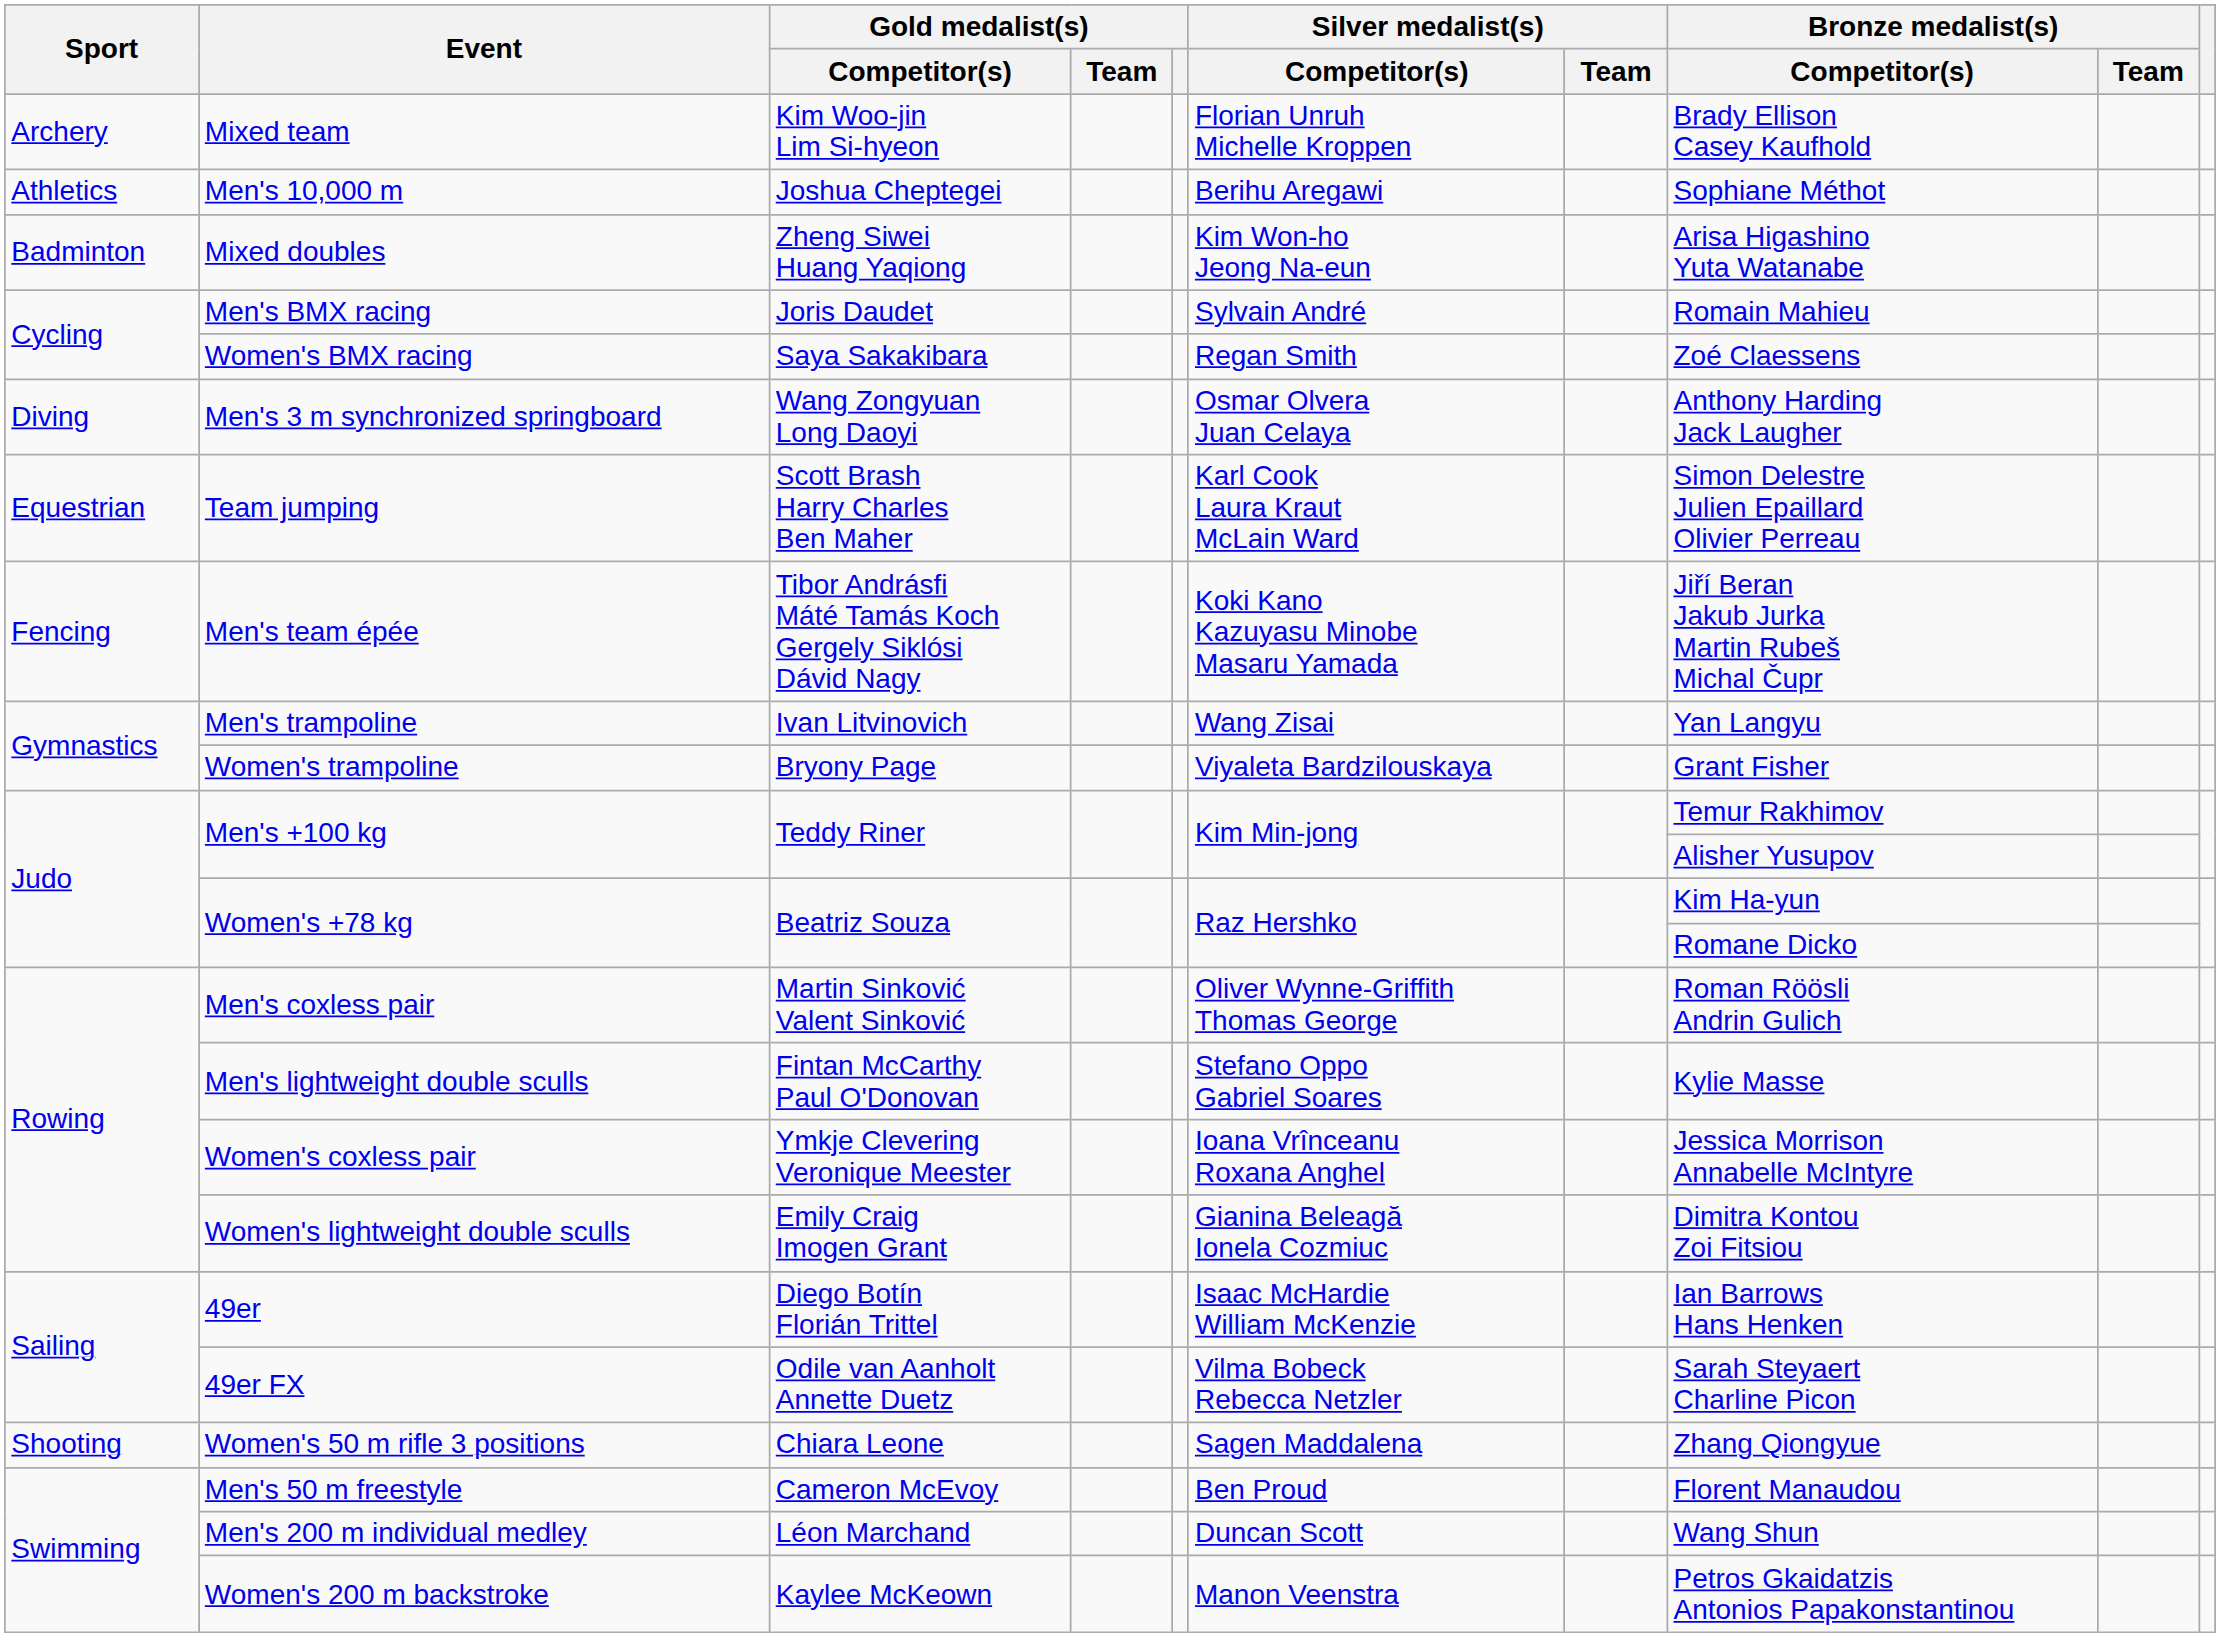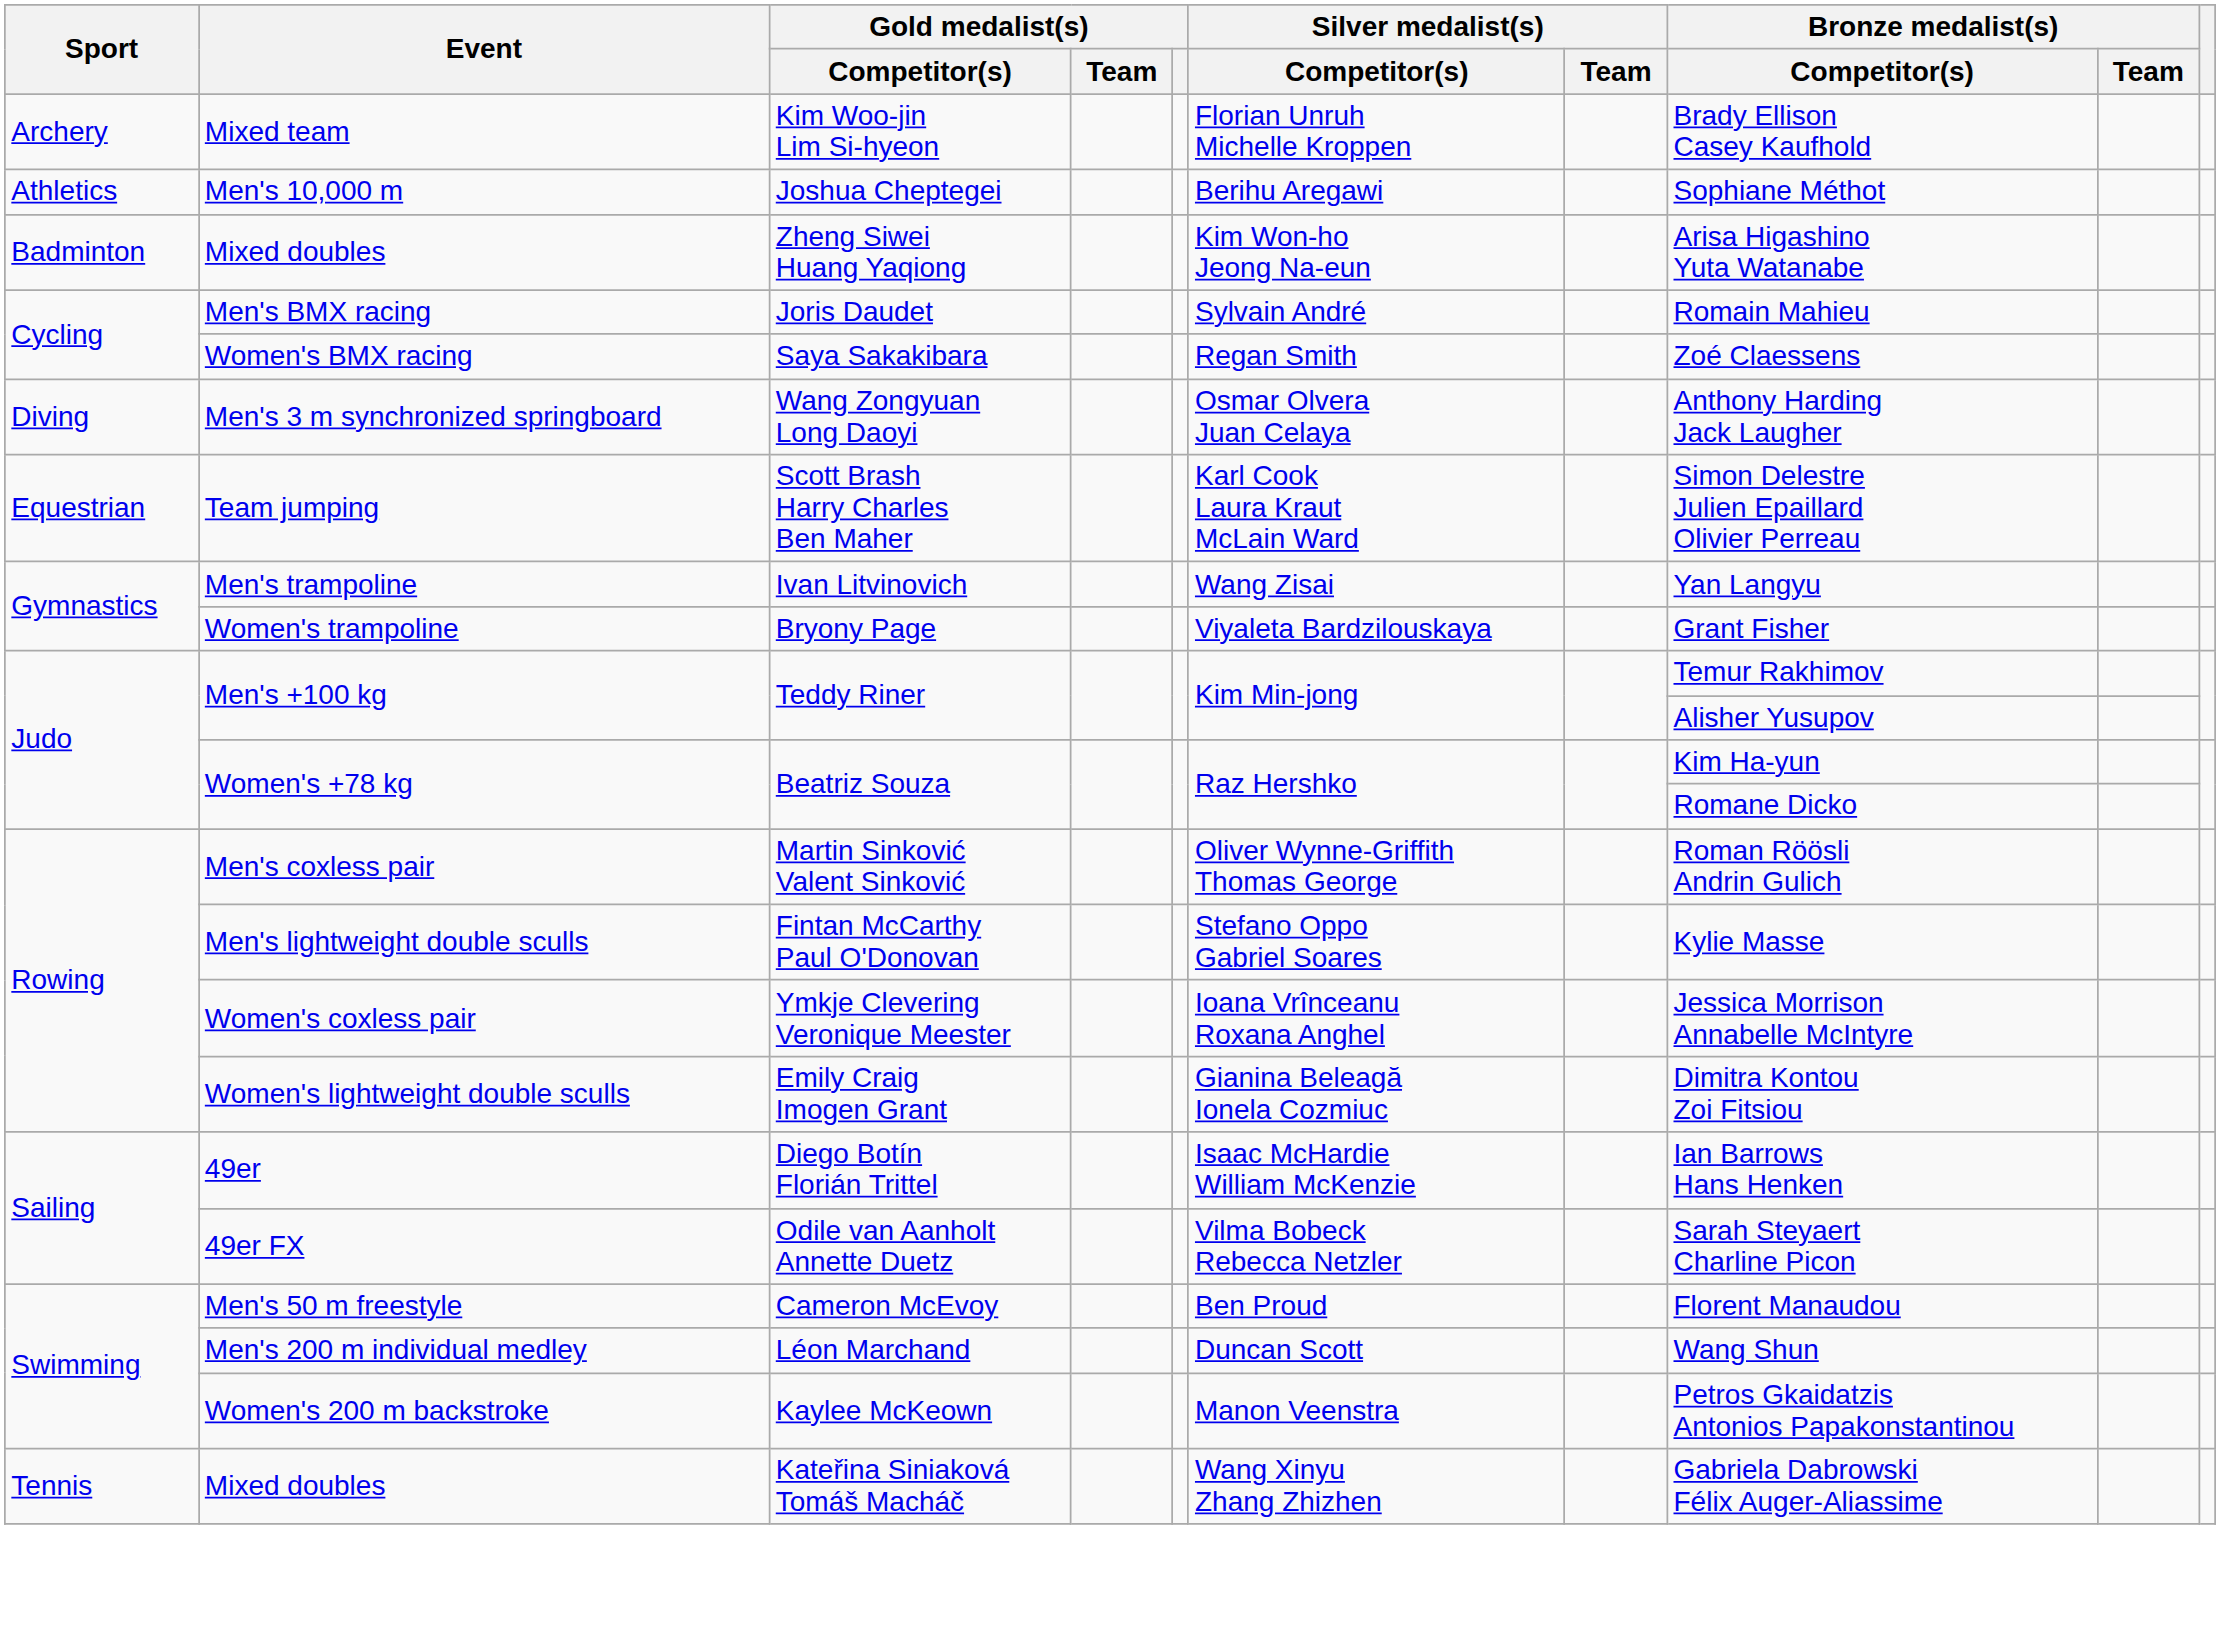- row: (312, 631)
- row: (395, 1444)
+ row: (295, 1486)
